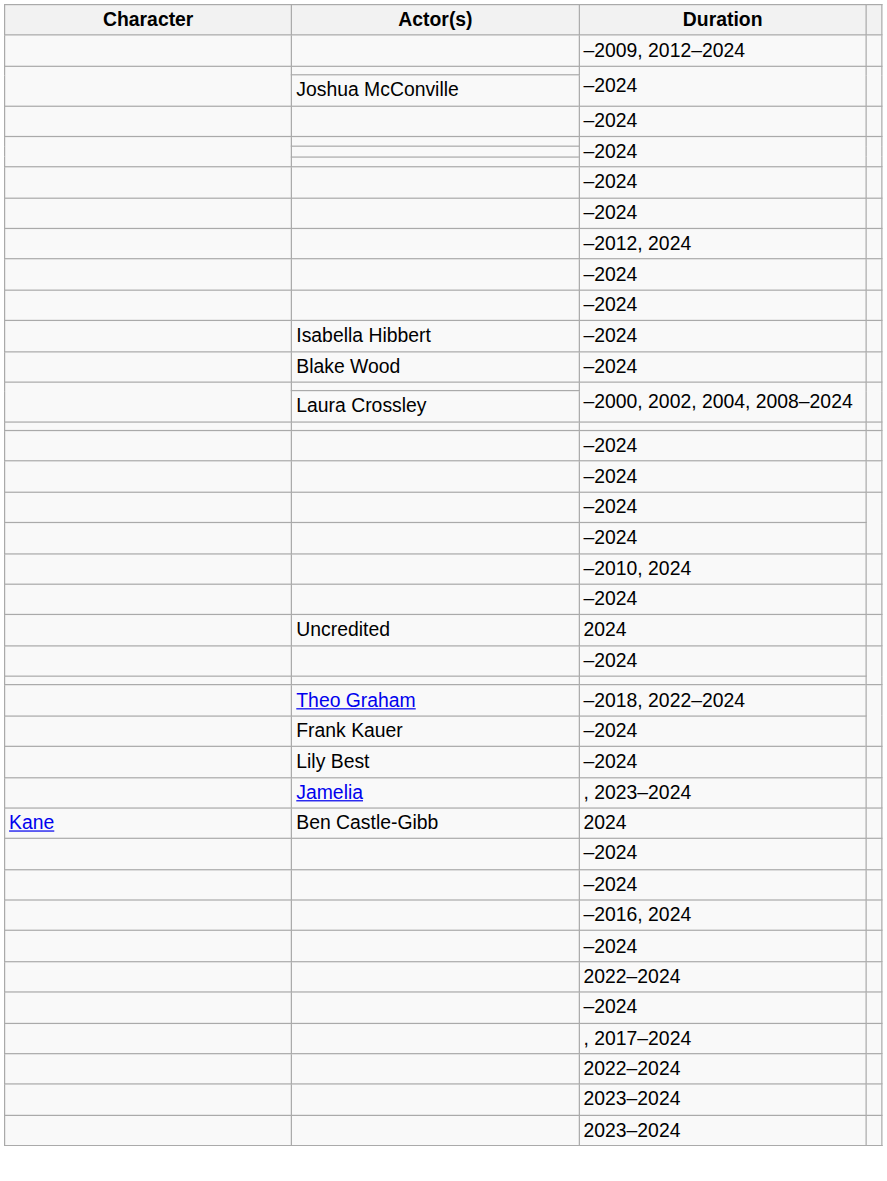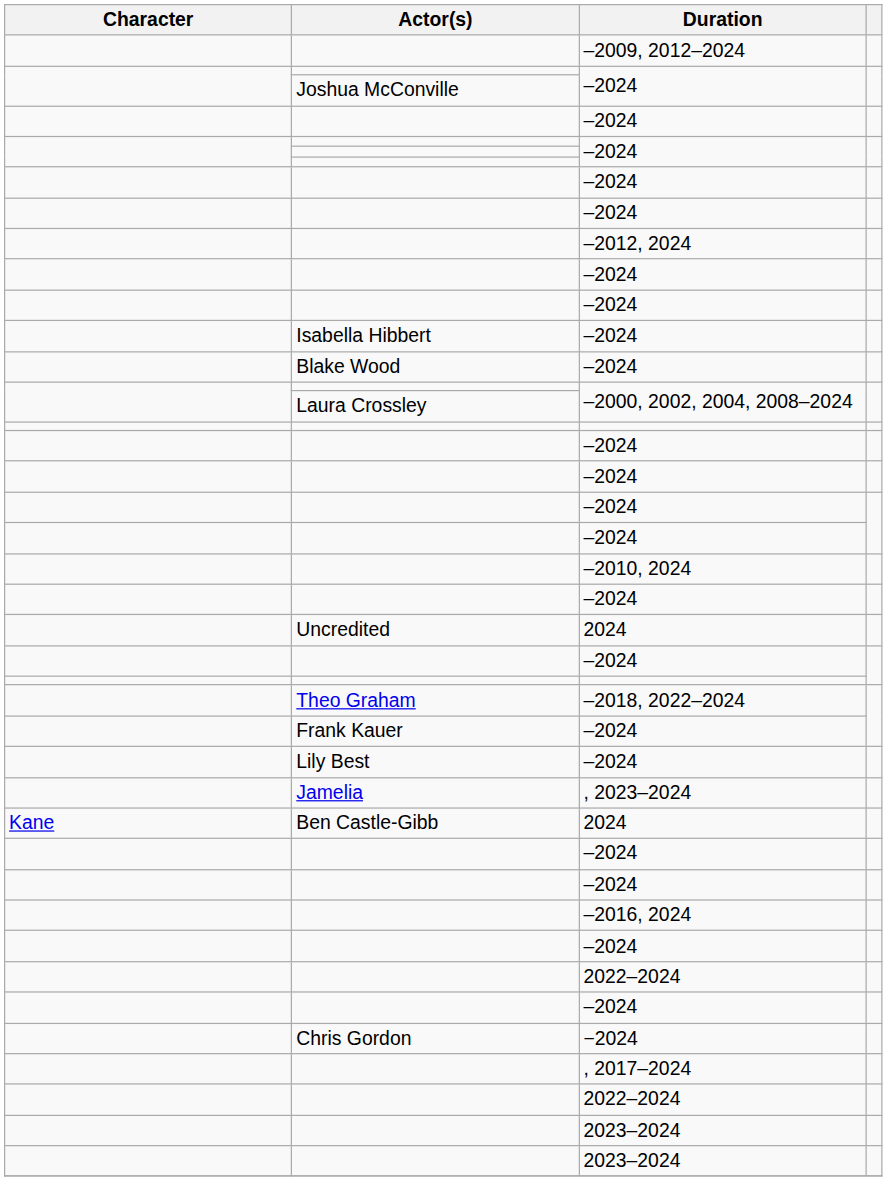+ row: (354, 1038)
